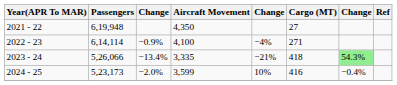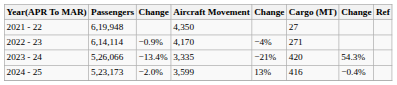(184, 42) 4,100 -> (184, 42) 4,170
(296, 57) 418 -> (296, 57) 420
(353, 57) lightgreen background -> (353, 57) no background
(263, 72) 10% -> (263, 72) 13%
